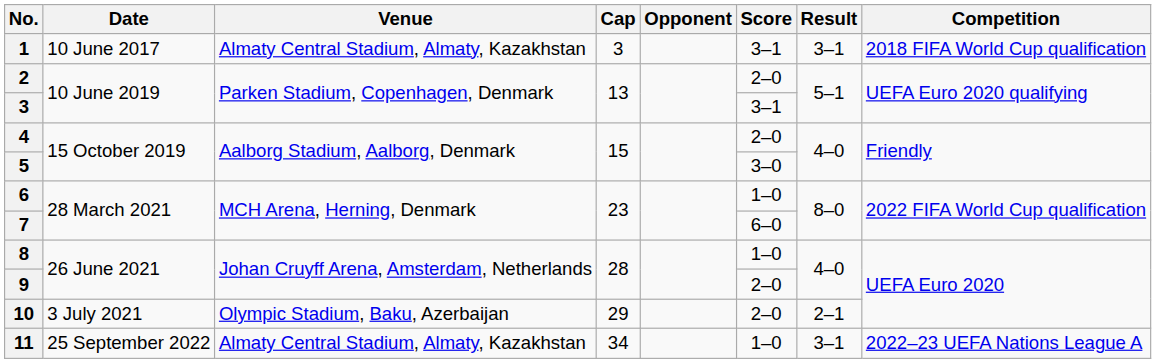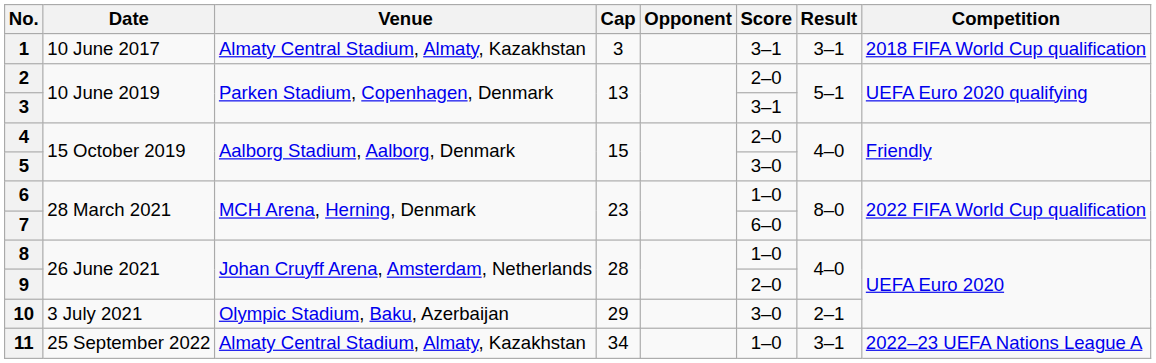(766, 313) 2–0 -> (766, 313) 3–0
